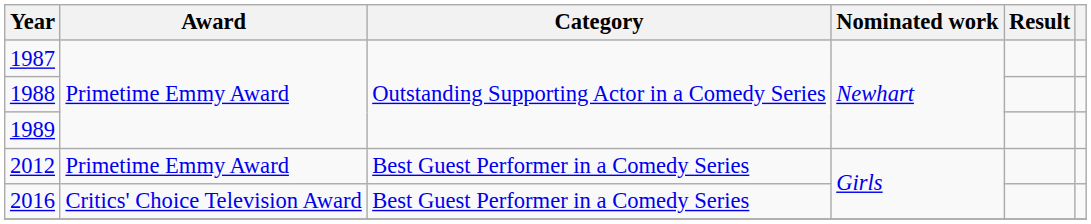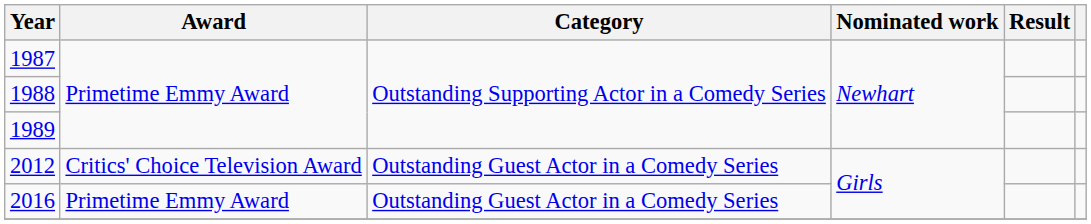(177, 165) Primetime Emmy Award -> (214, 165) Critics' Choice Television Award
(561, 165) Best Guest Performer in a Comedy Series -> (575, 165) Outstanding Guest Actor in a Comedy Series
(214, 201) Critics' Choice Television Award -> (177, 201) Primetime Emmy Award
(561, 201) Best Guest Performer in a Comedy Series -> (575, 201) Outstanding Guest Actor in a Comedy Series
